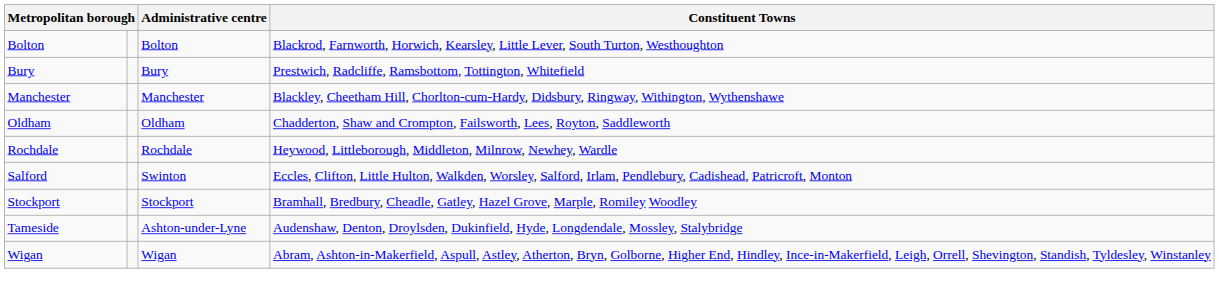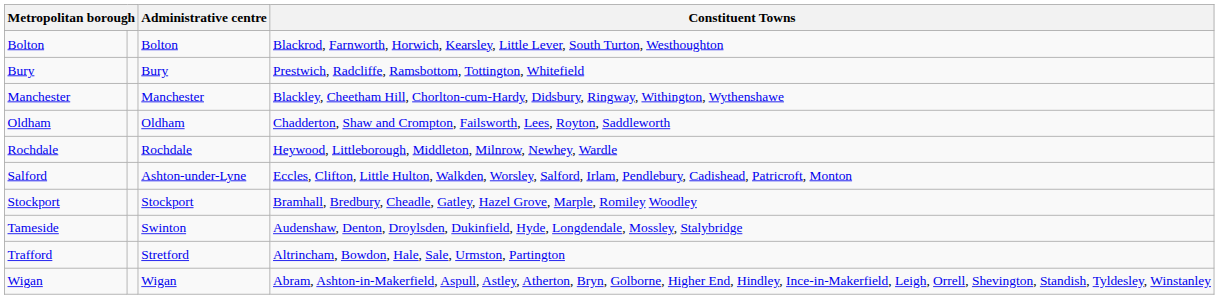(164, 175) Swinton -> (194, 175) Ashton-under-Lyne
(194, 228) Ashton-under-Lyne -> (164, 228) Swinton
+ row: (30, 254)
